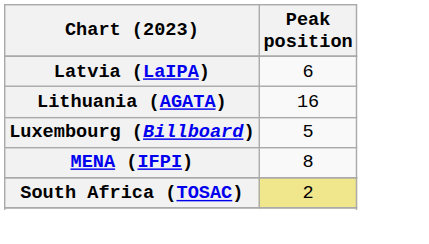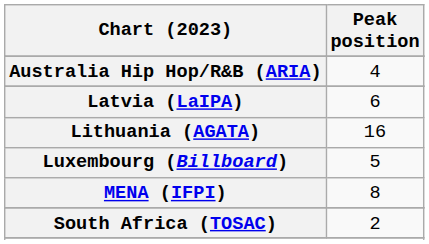+ row: (165, 72)
(308, 193) khaki background -> (375, 223) no background
